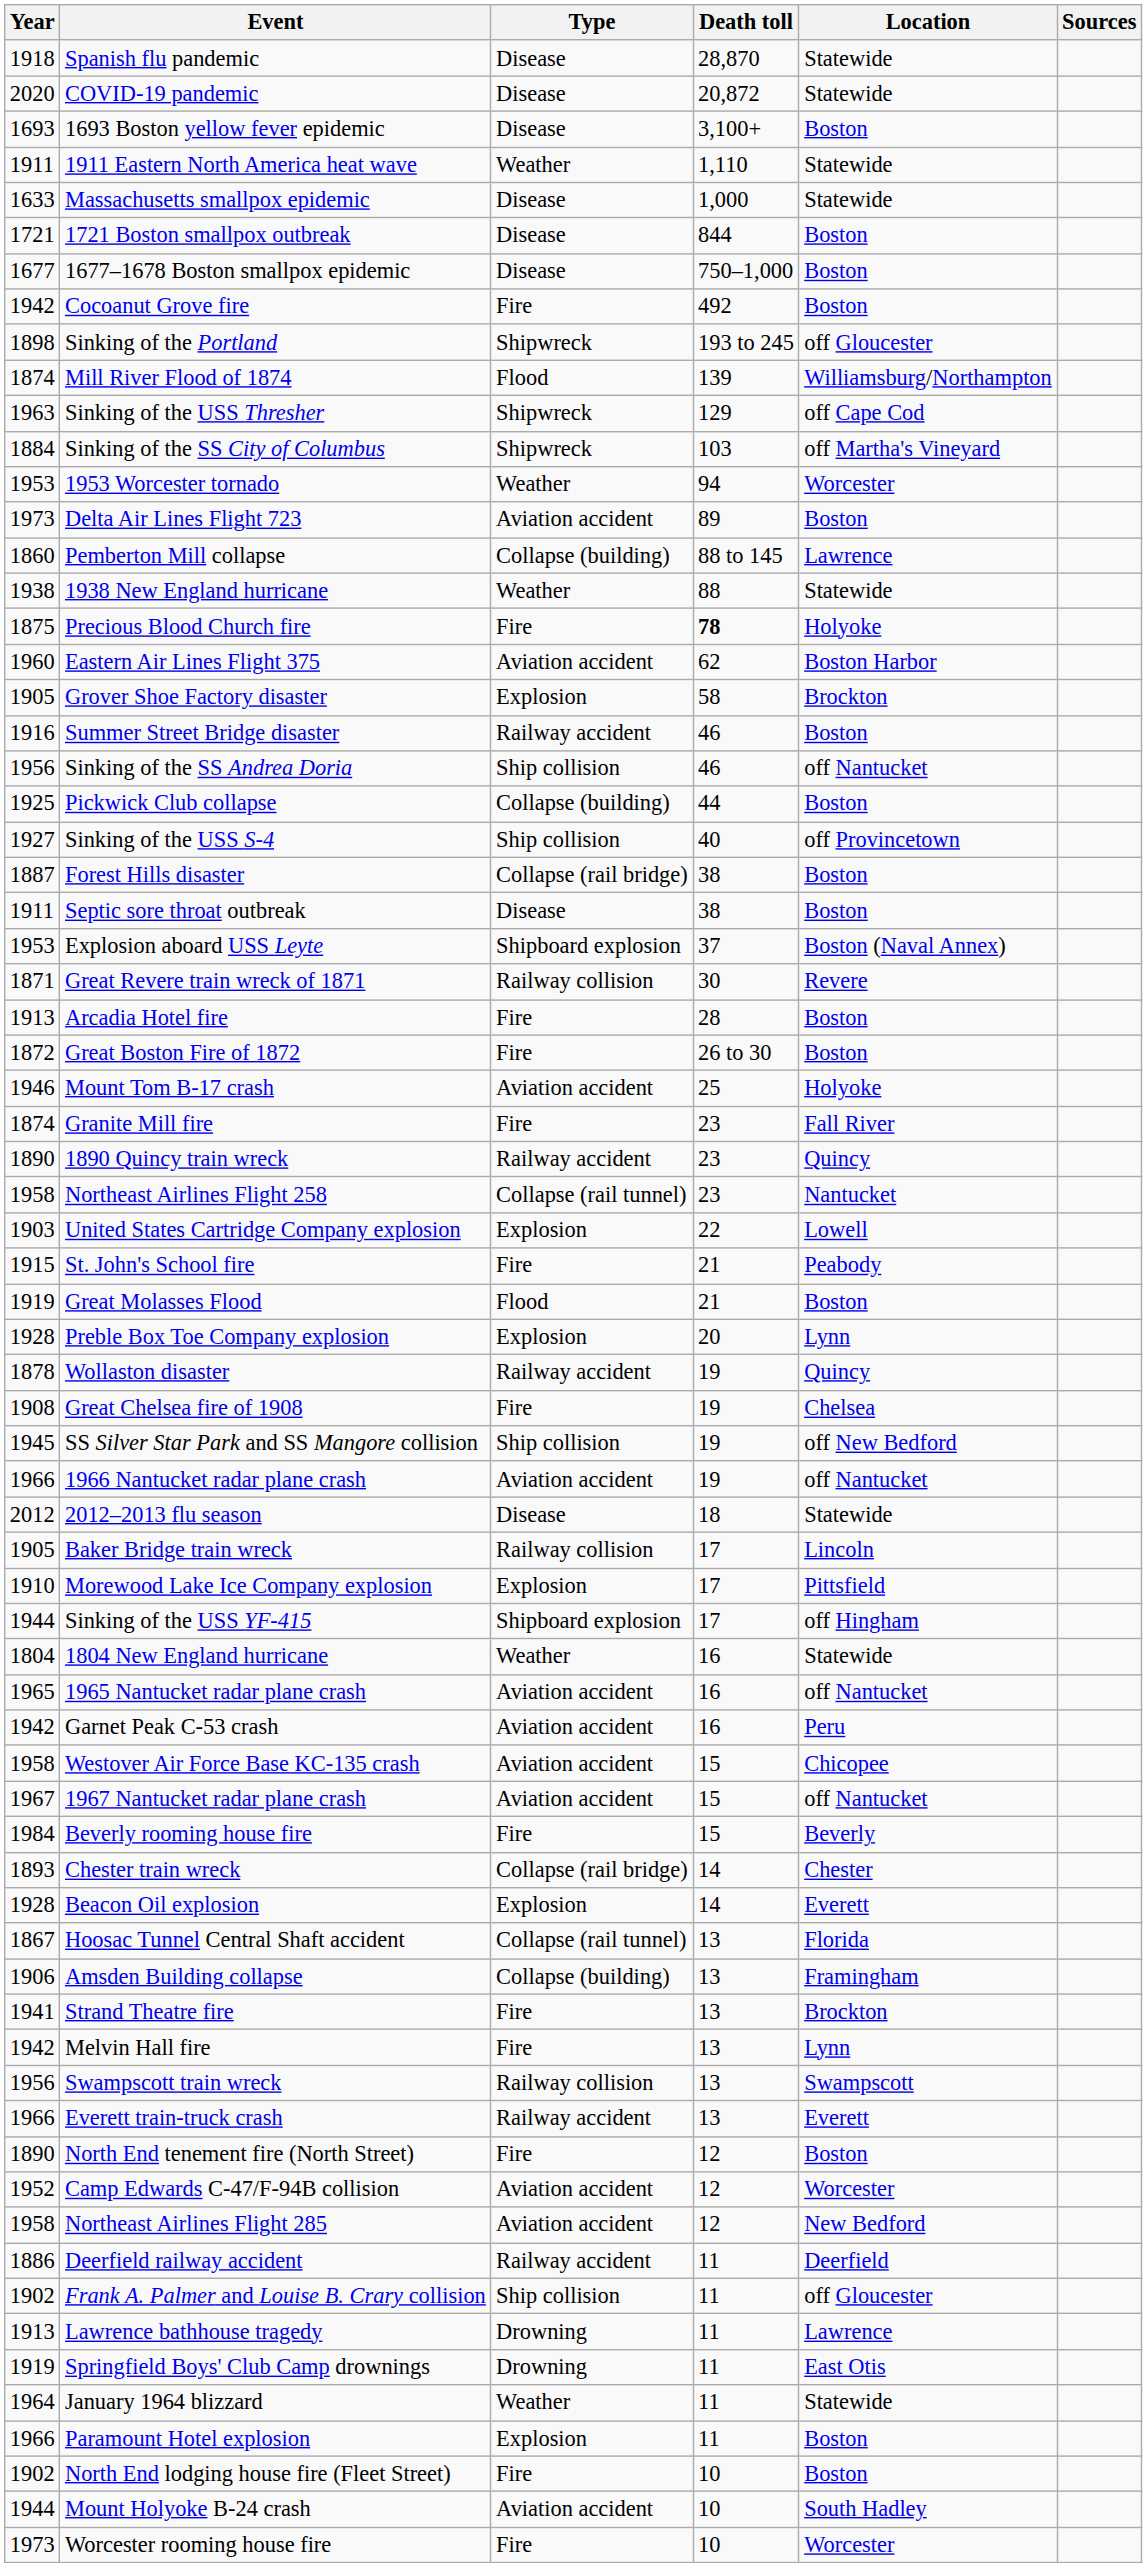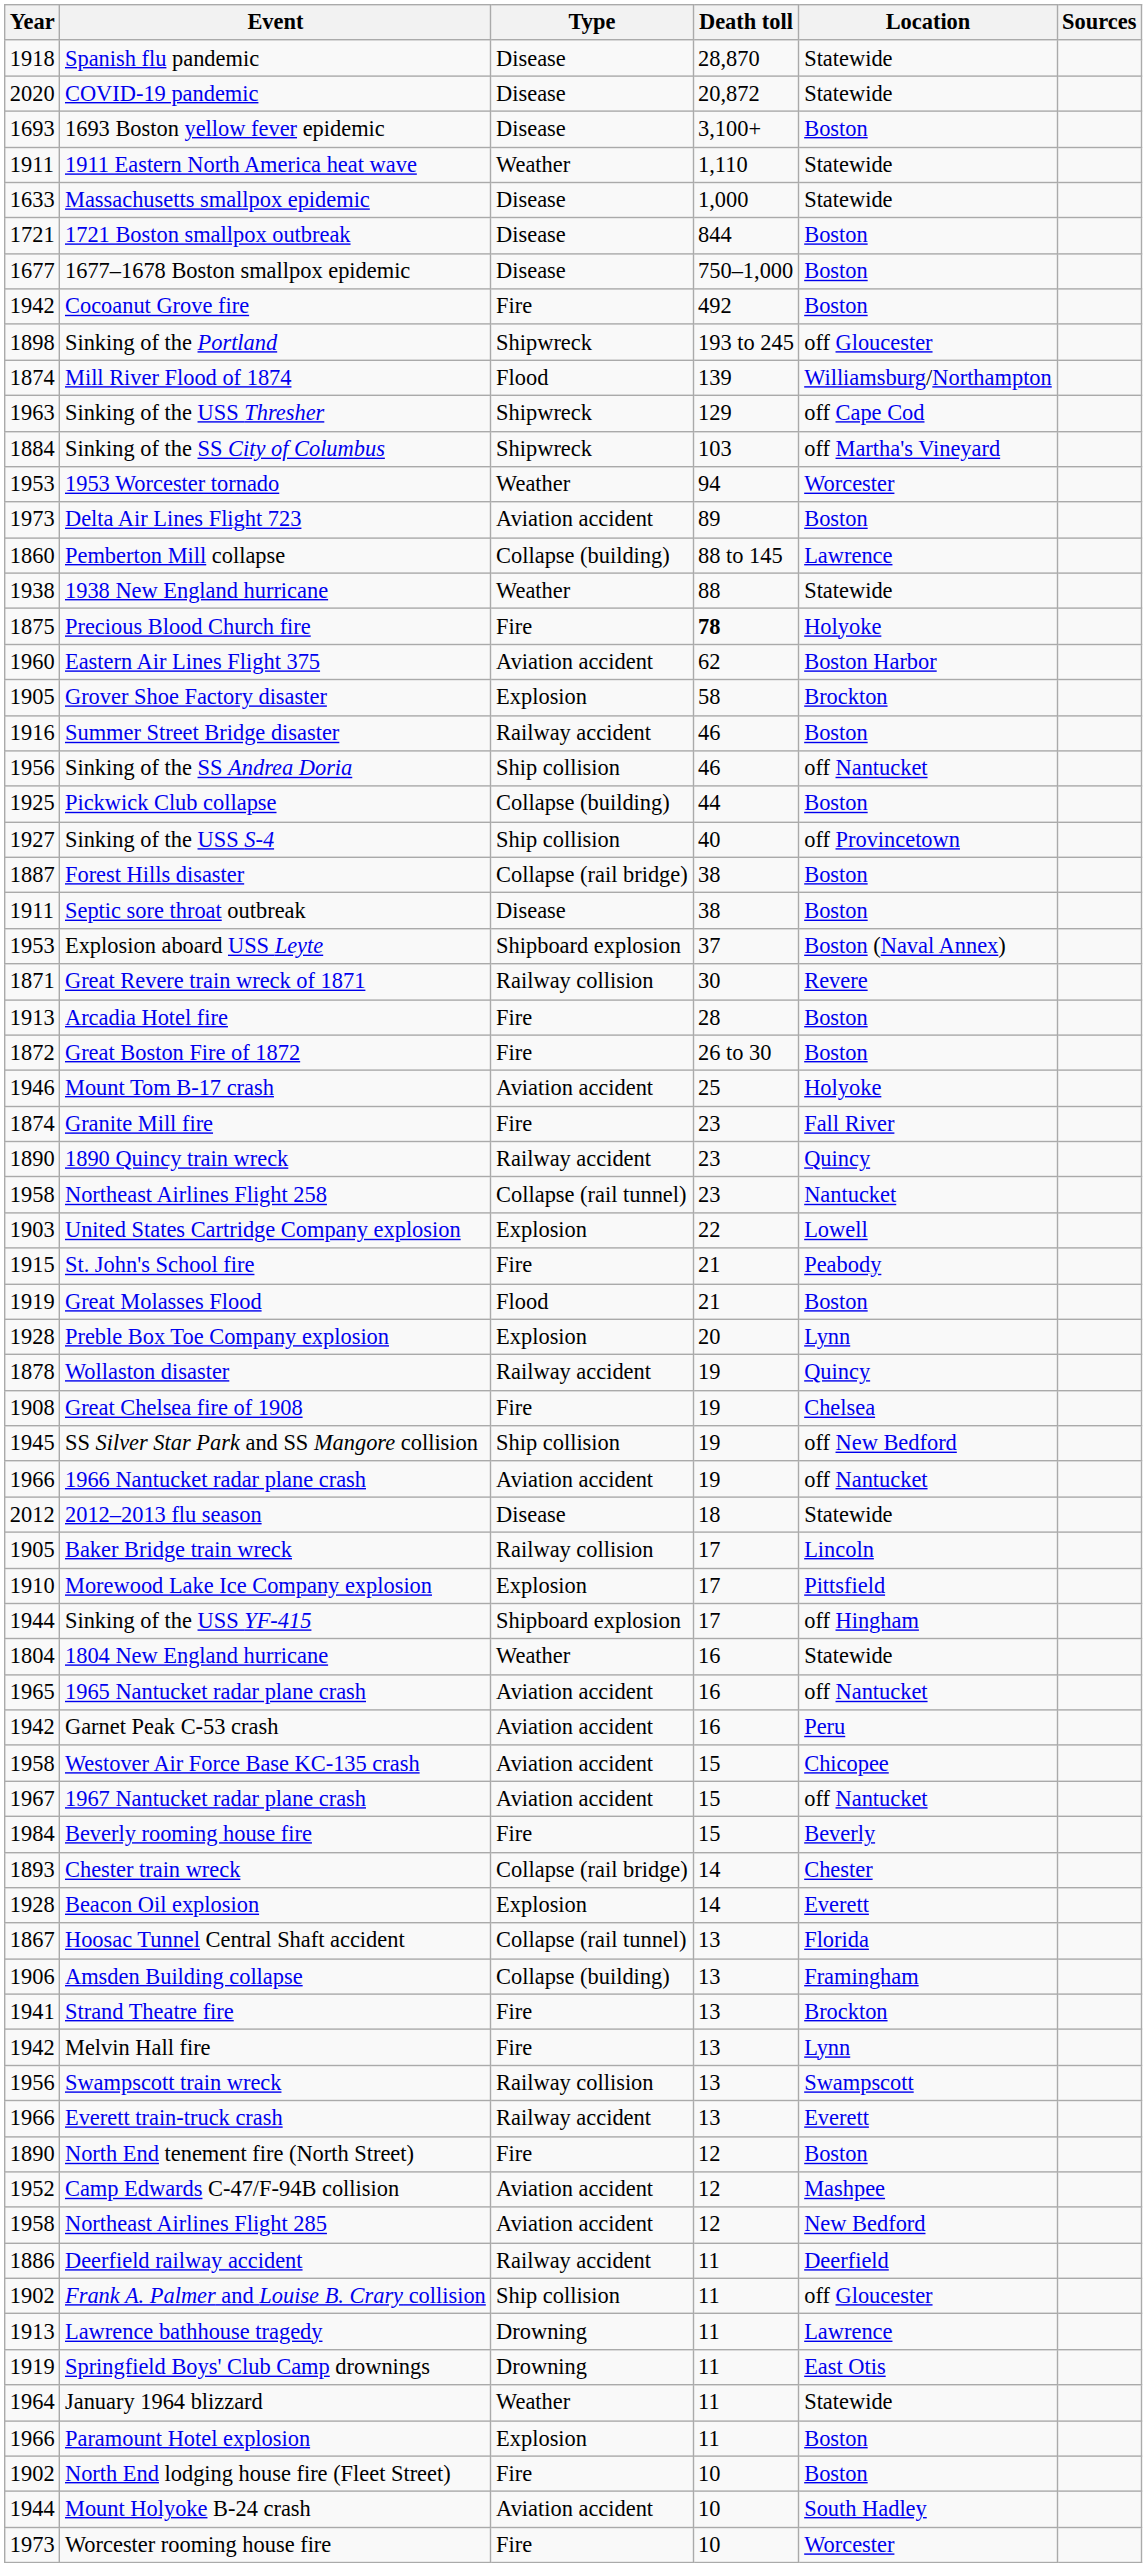(849, 2189) Worcester -> (845, 2189) Mashpee
